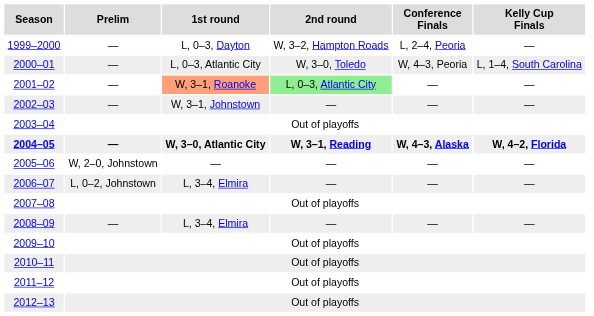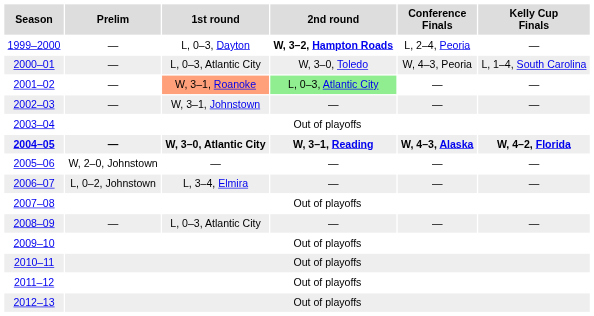(331, 45) normal -> (333, 45) bold
(216, 223) L, 3–4, Elmira -> (216, 223) L, 0–3, Atlantic City
